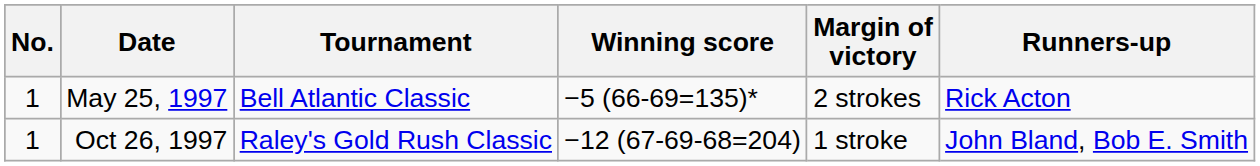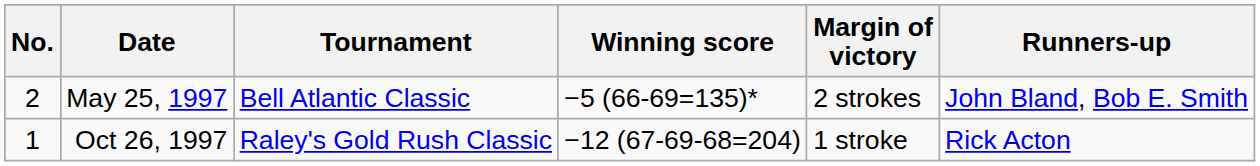(32, 98) 1 -> (32, 98) 2
(1008, 98) Rick Acton -> (1097, 98) John Bland, Bob E. Smith
(1097, 140) John Bland, Bob E. Smith -> (1008, 140) Rick Acton
